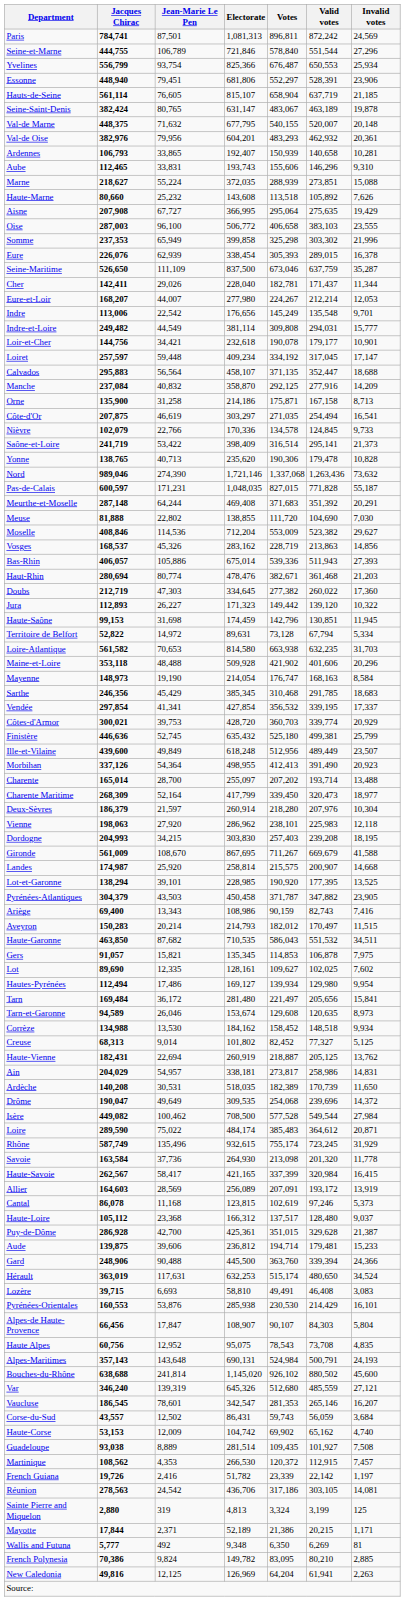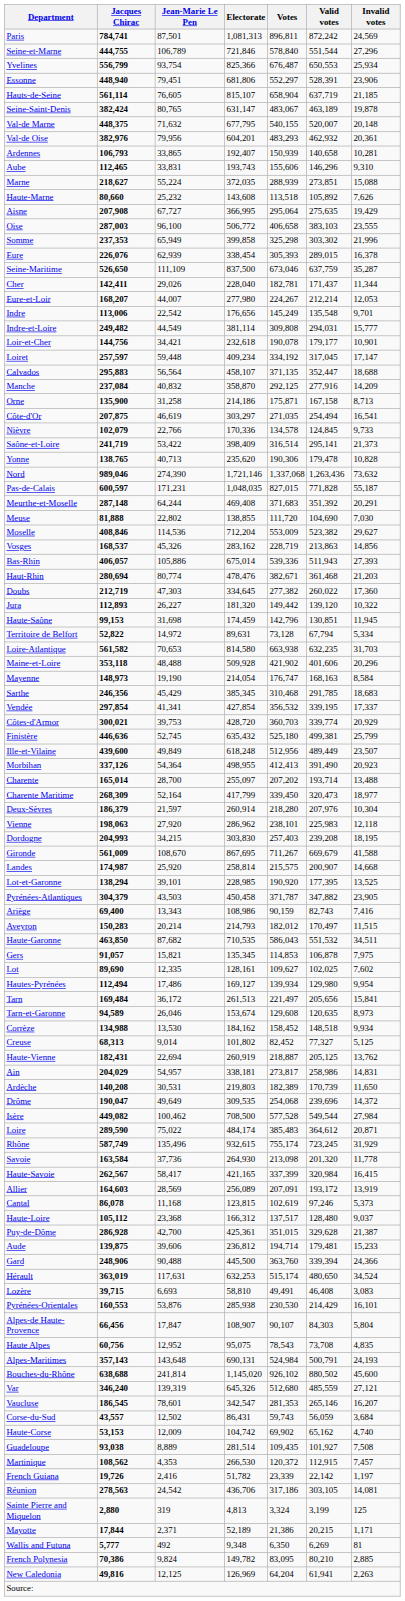(241, 605) 171,323 -> (241, 605) 181,320
(241, 998) 281,480 -> (241, 998) 261,513
(241, 1086) 518,035 -> (241, 1086) 219,803
